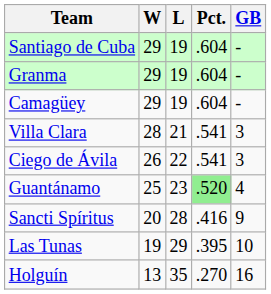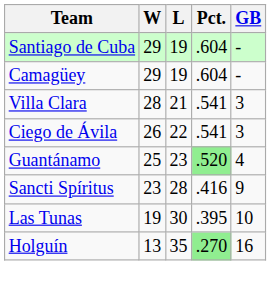- row: (38, 75)
(152, 217) 20 -> (152, 189) 23
(179, 246) 29 -> (179, 217) 30
(211, 274) no background -> (211, 246) lightgreen background
